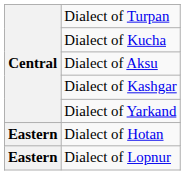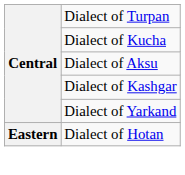- row: (118, 157)
